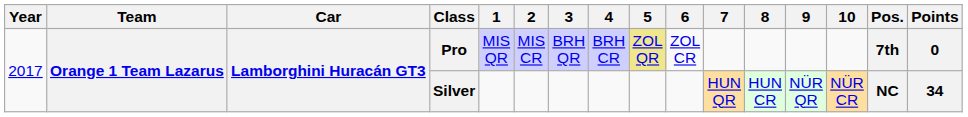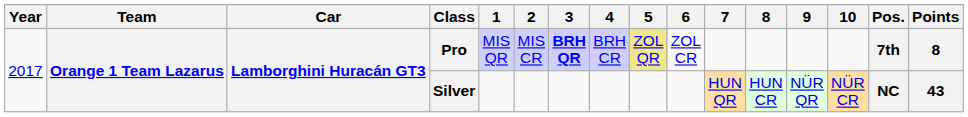(569, 49) normal -> (569, 49) bold
(935, 49) 0 -> (936, 49) 8
(935, 91) 34 -> (936, 91) 43
